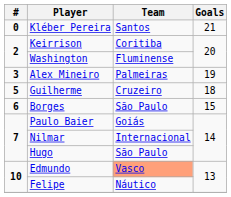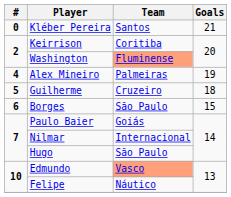(144, 59) no background -> (144, 59) lightsalmon background
(16, 75) 3 -> (16, 75) 4
